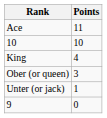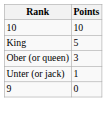- row: (14, 27)
(76, 58) 4 -> (76, 43) 5
